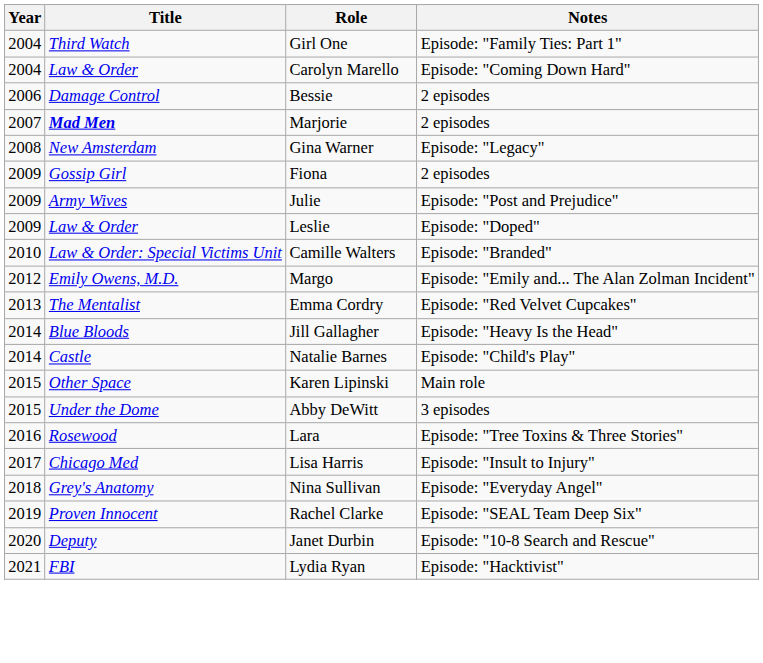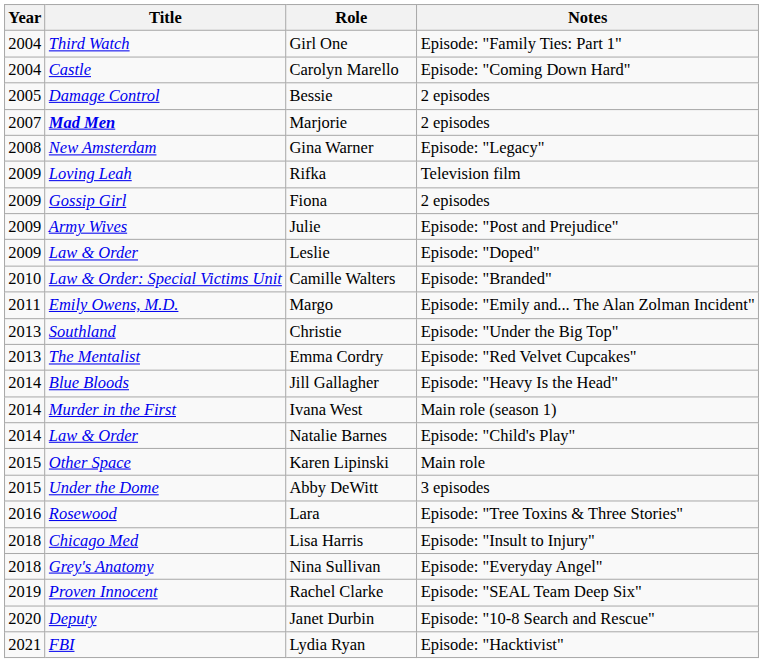(93, 69) Law & Order -> (70, 69) Castle
(25, 95) 2006 -> (25, 95) 2005
+ row: (308, 174)
(25, 278) 2012 -> (24, 305) 2011
+ row: (316, 331)
+ row: (326, 409)
(70, 357) Castle -> (93, 435) Law & Order
(25, 461) 2017 -> (25, 540) 2018
